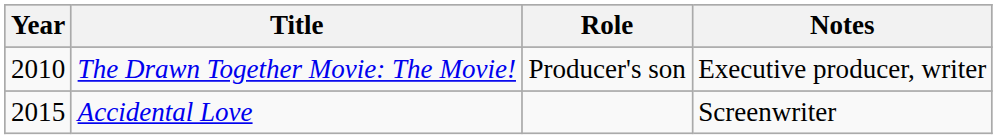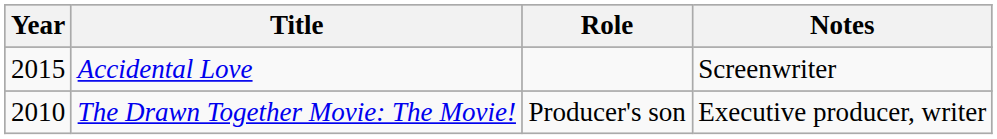rows swapped: (297, 68) <-> (165, 111)
